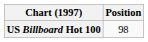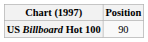(123, 29) 98 -> (123, 29) 90
